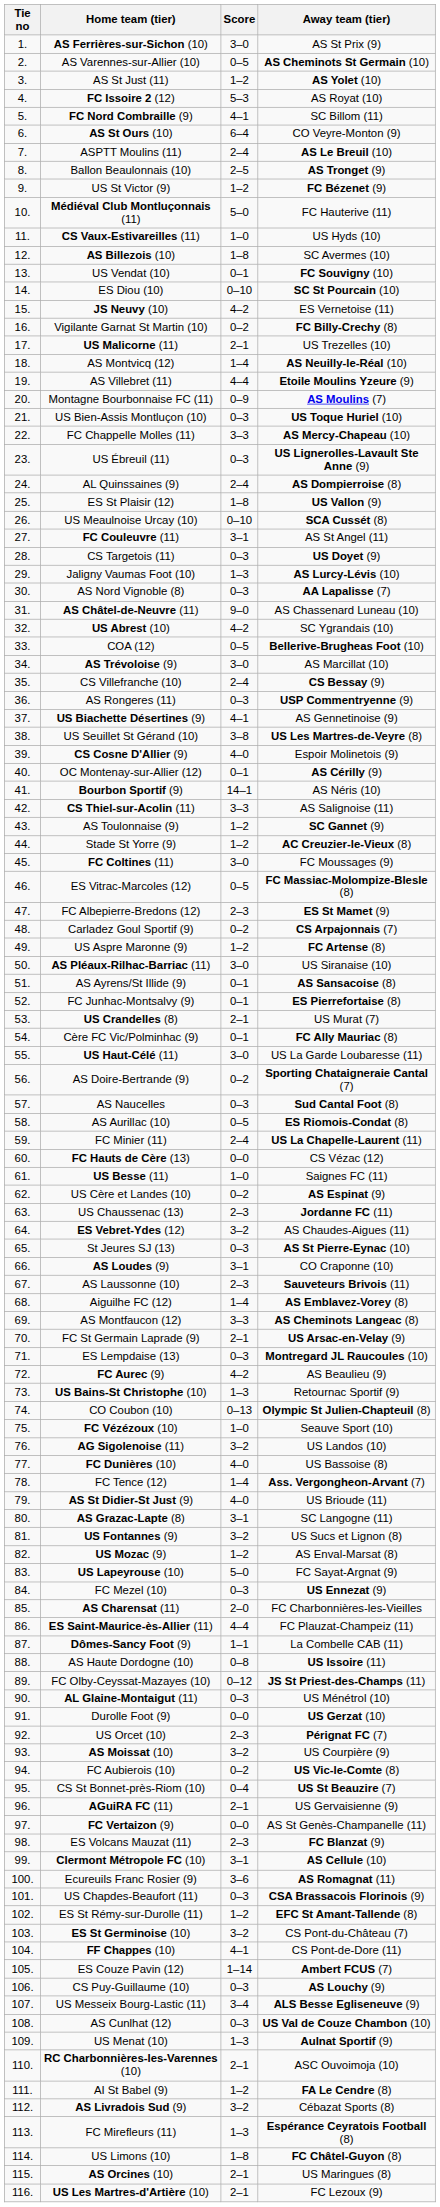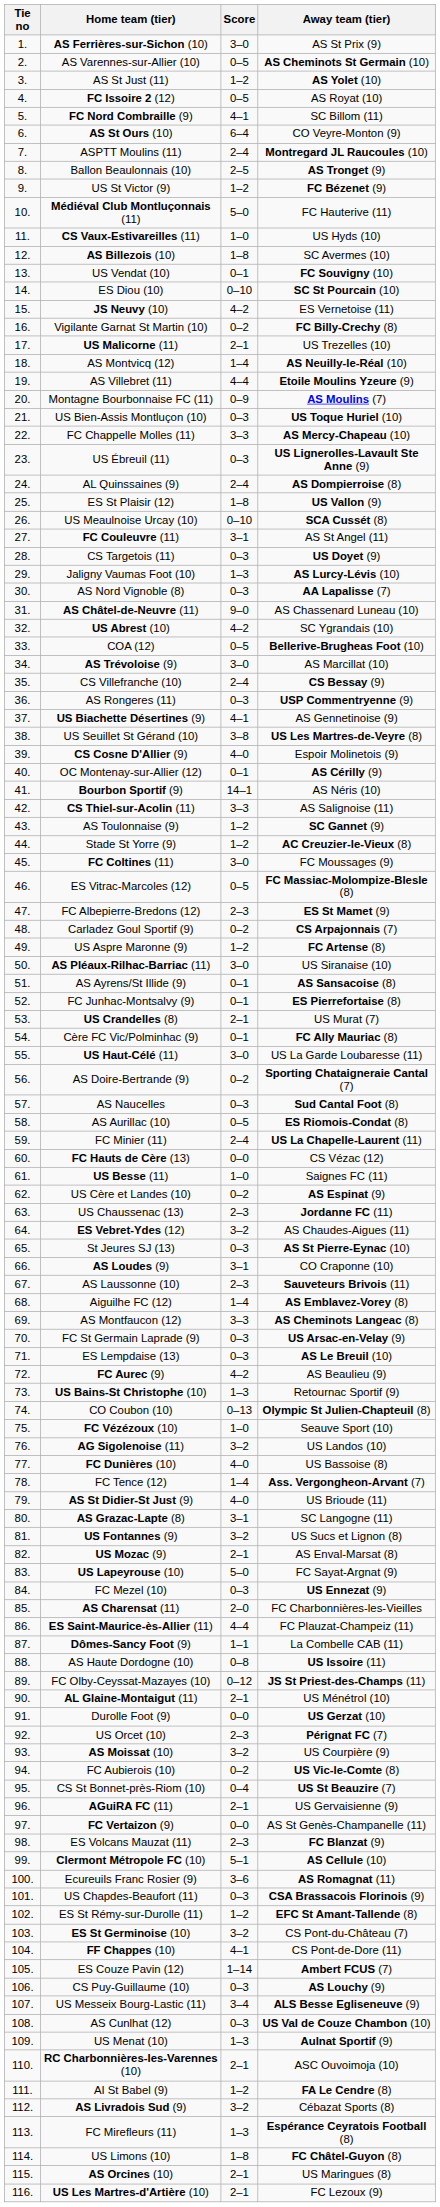(239, 98) 5–3 -> (239, 98) 0–5
(347, 152) AS Le Breuil (10) -> (347, 152) Montregard JL Raucoules (10)
(239, 1338) 2–1 -> (239, 1338) 0–3
(347, 1356) Montregard JL Raucoules (10) -> (347, 1356) AS Le Breuil (10)
(239, 1554) 1–2 -> (239, 1554) 2–1
(239, 1698) 0–3 -> (239, 1698) 2–1
(239, 1861) 3–1 -> (239, 1861) 5–1
